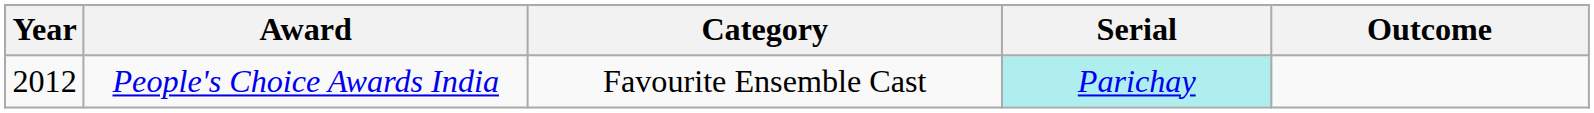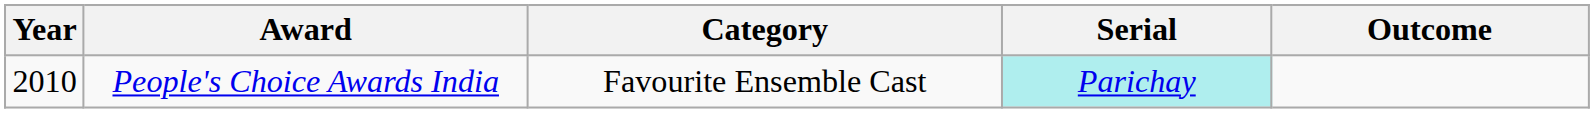(45, 81) 2012 -> (45, 81) 2010
